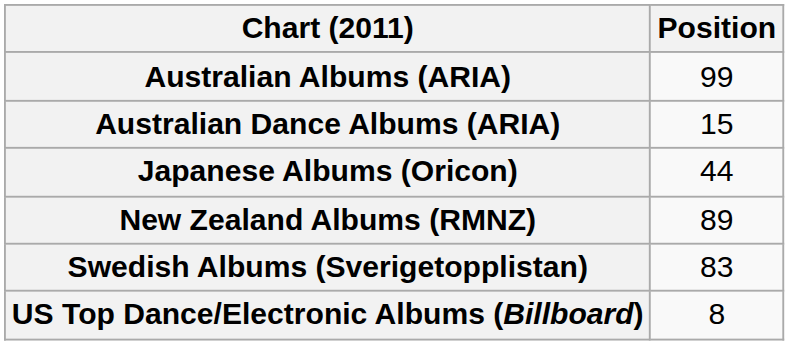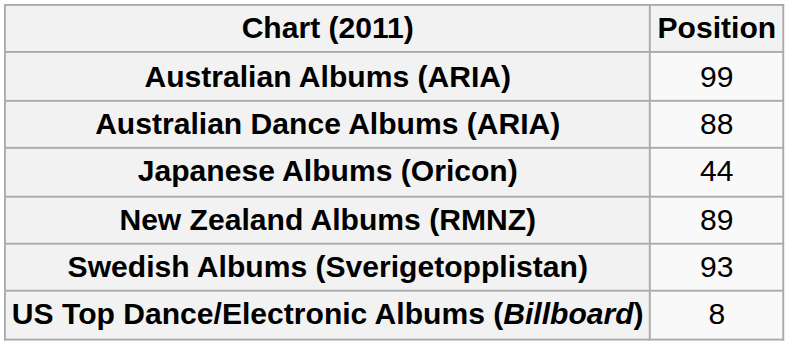(717, 123) 15 -> (717, 123) 88
(717, 266) 83 -> (717, 266) 93
